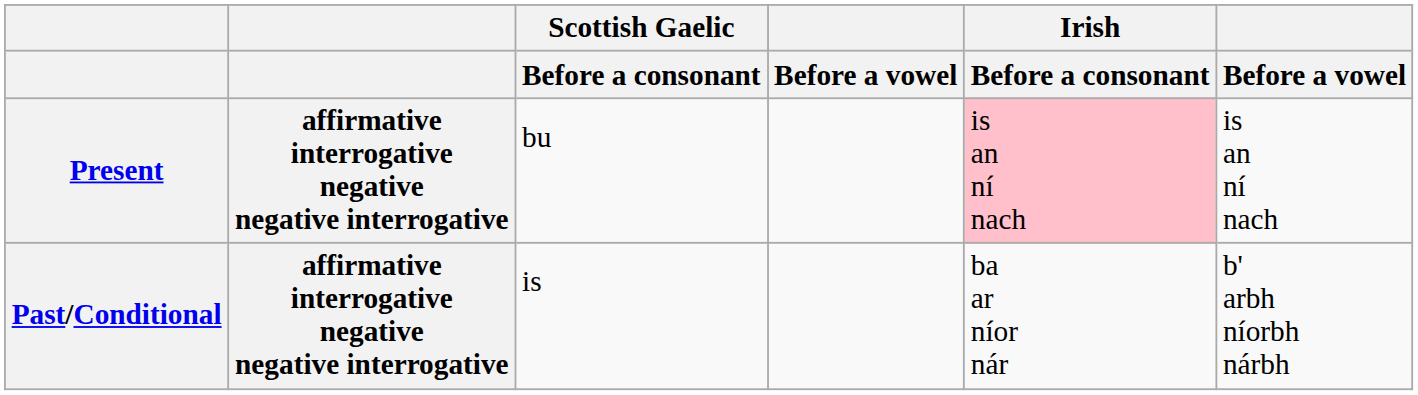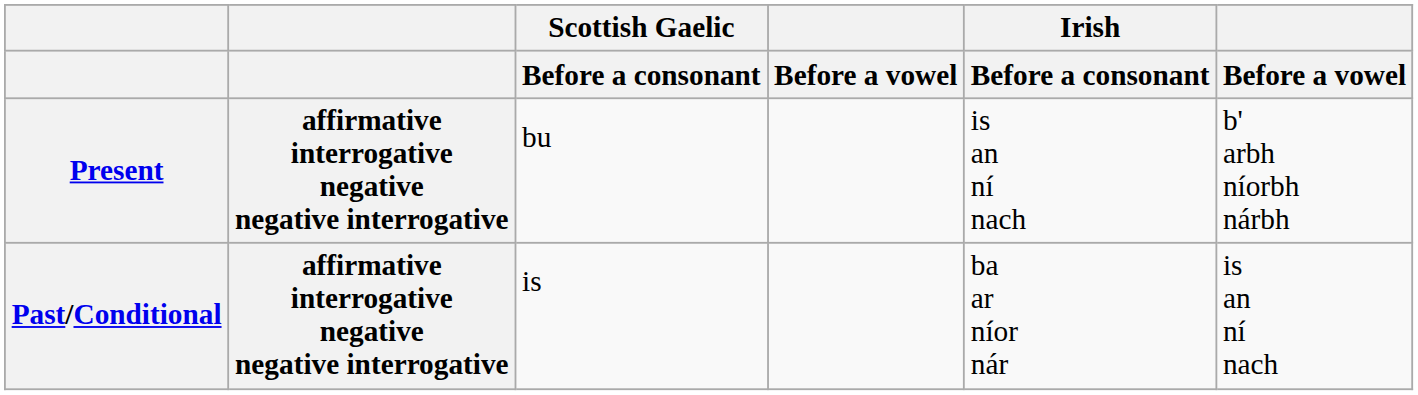(998, 170) pink background -> (998, 170) no background
(1251, 170) is an ní nach -> (1261, 170) b' arbh níorbh nárbh
(1261, 315) b' arbh níorbh nárbh -> (1251, 315) is an ní nach
